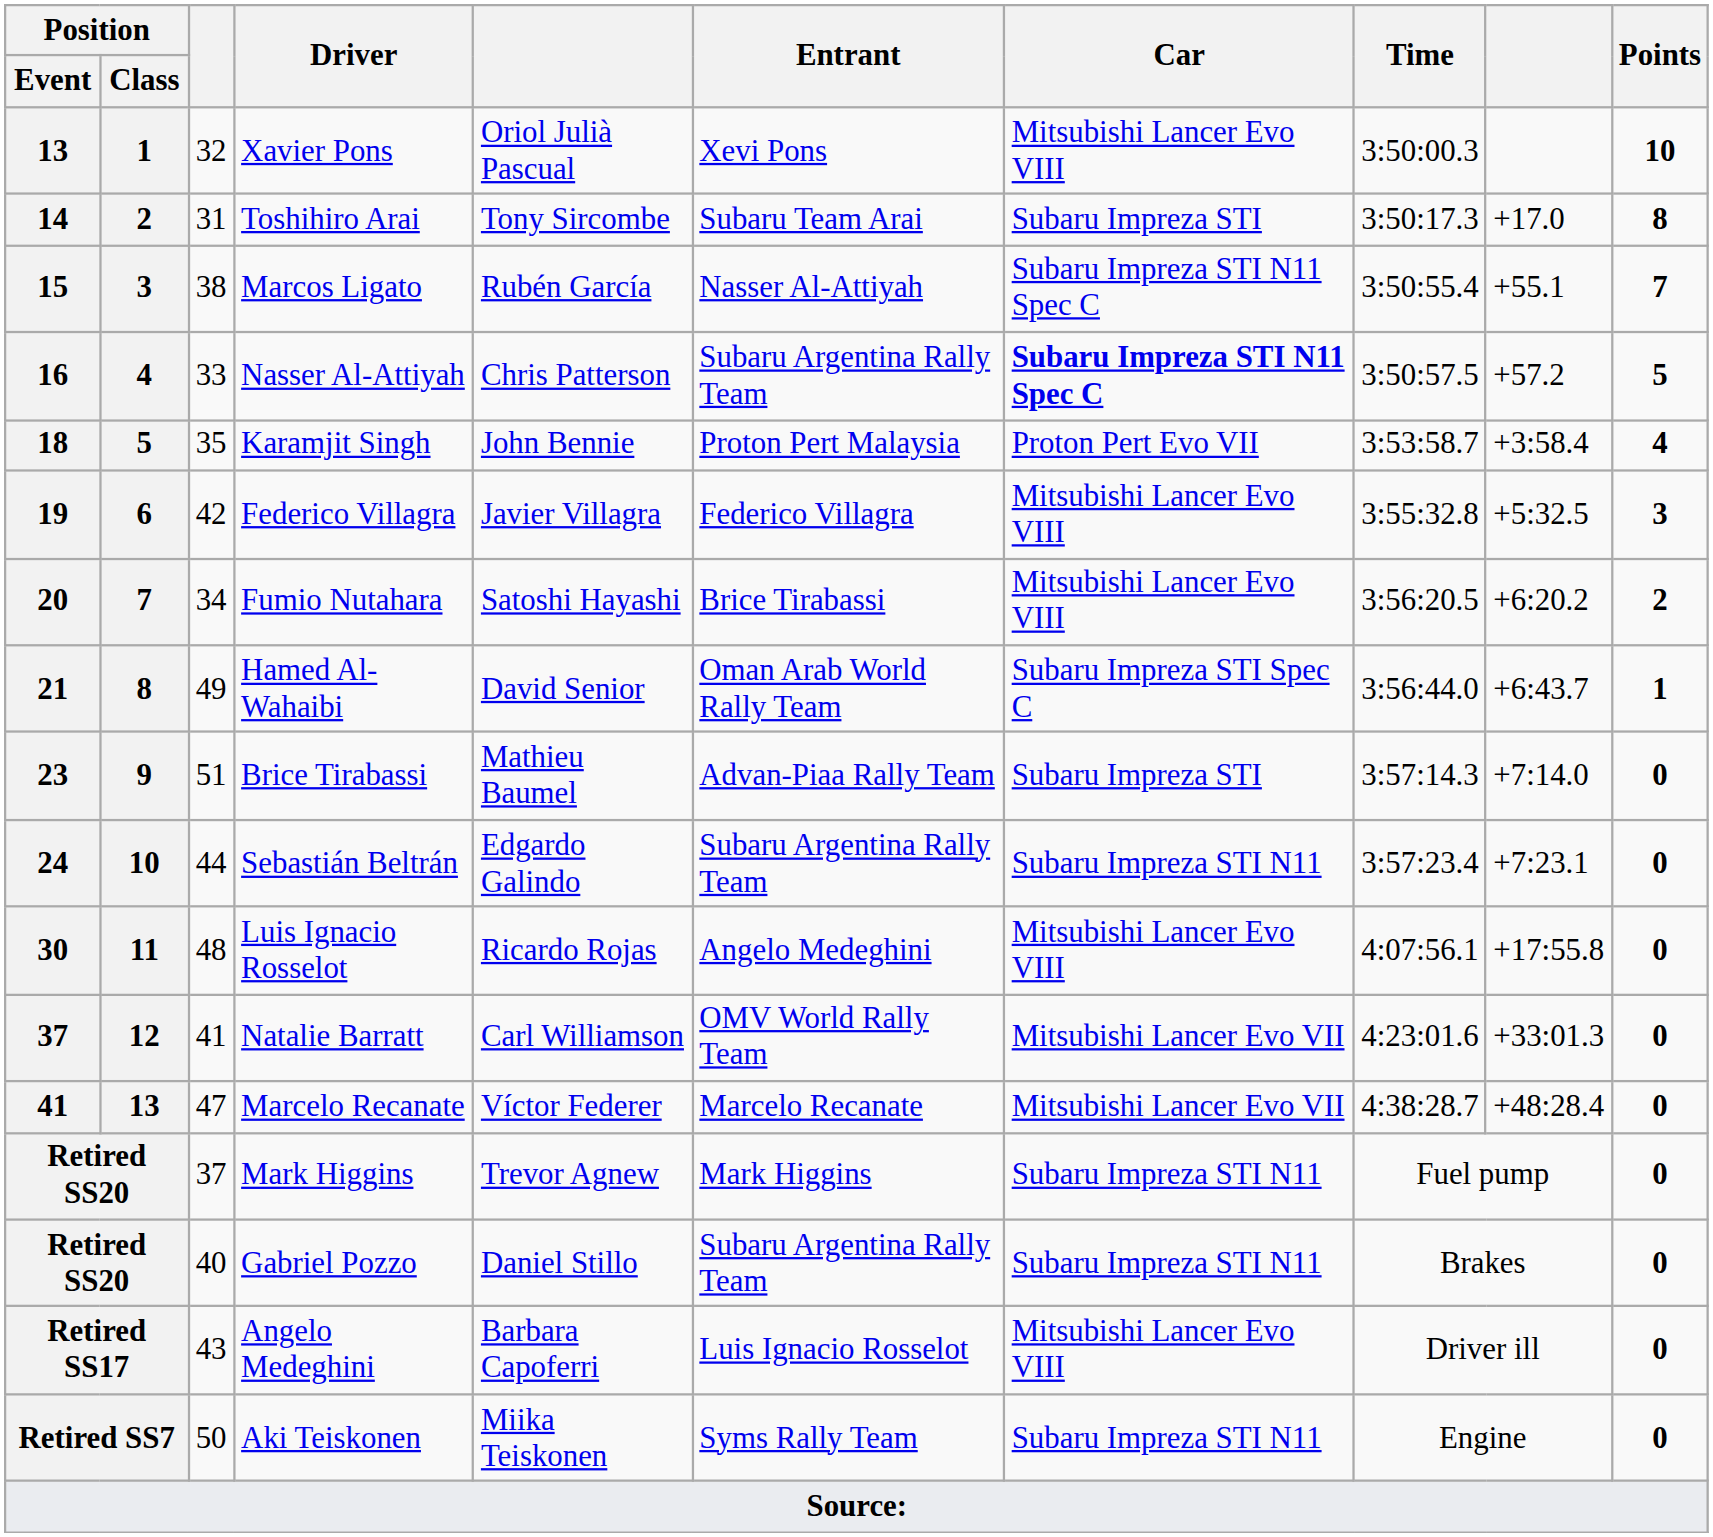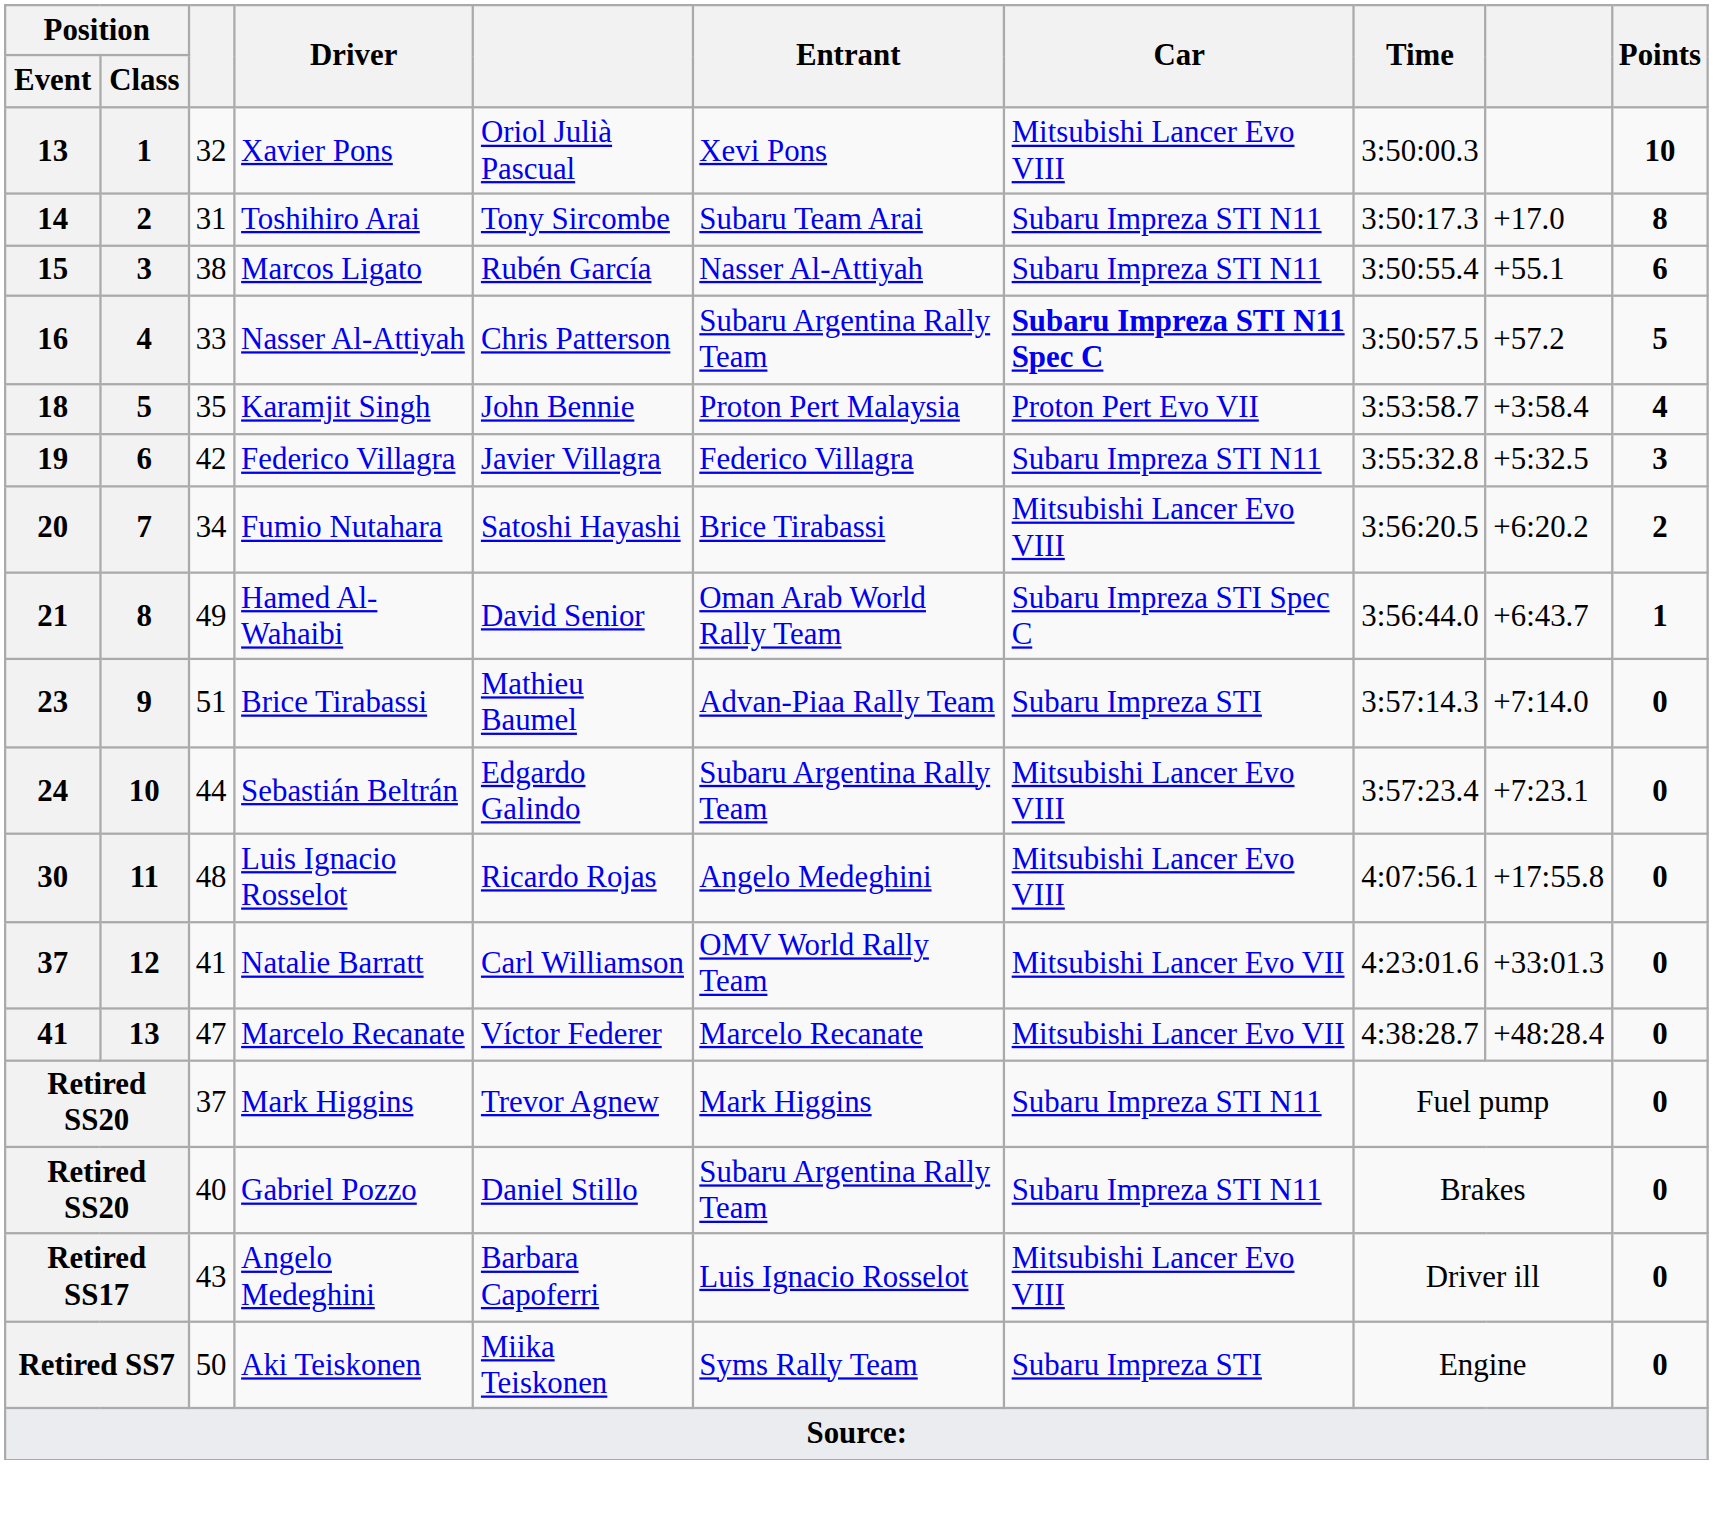(1137, 218) Subaru Impreza STI -> (1167, 218) Subaru Impreza STI N11
(1167, 287) Subaru Impreza STI N11 Spec C -> (1167, 269) Subaru Impreza STI N11
(1660, 287) 7 -> (1660, 269) 6
(1153, 513) Mitsubishi Lancer Evo VIII -> (1167, 458) Subaru Impreza STI N11
(1167, 862) Subaru Impreza STI N11 -> (1153, 789) Mitsubishi Lancer Evo VIII
(1167, 1436) Subaru Impreza STI N11 -> (1137, 1364) Subaru Impreza STI
